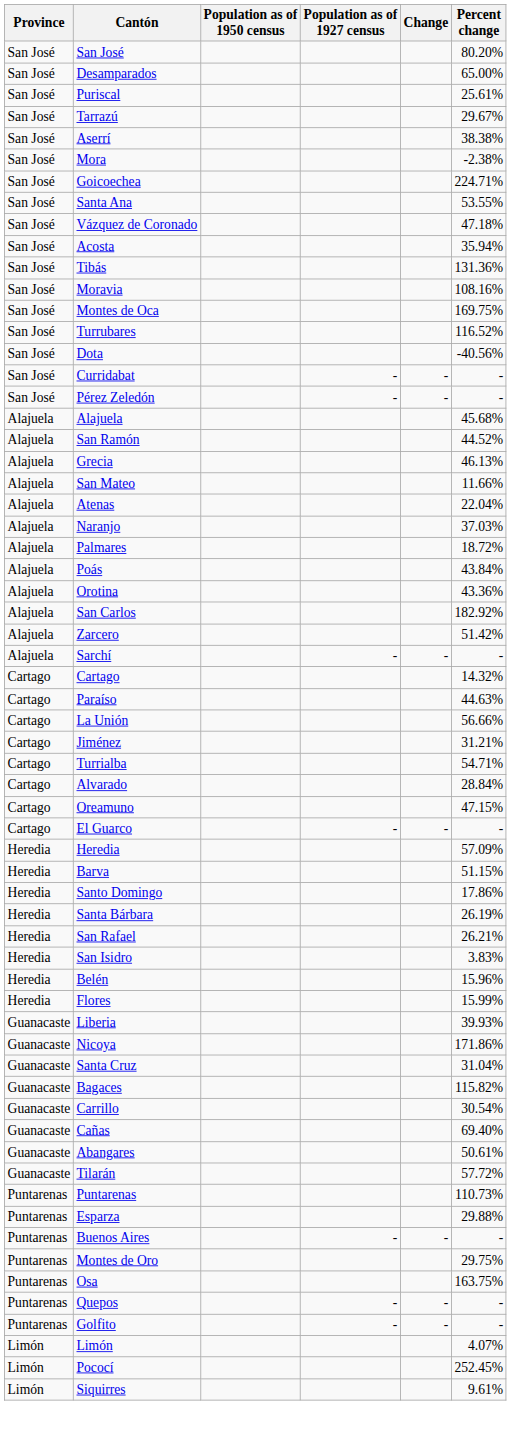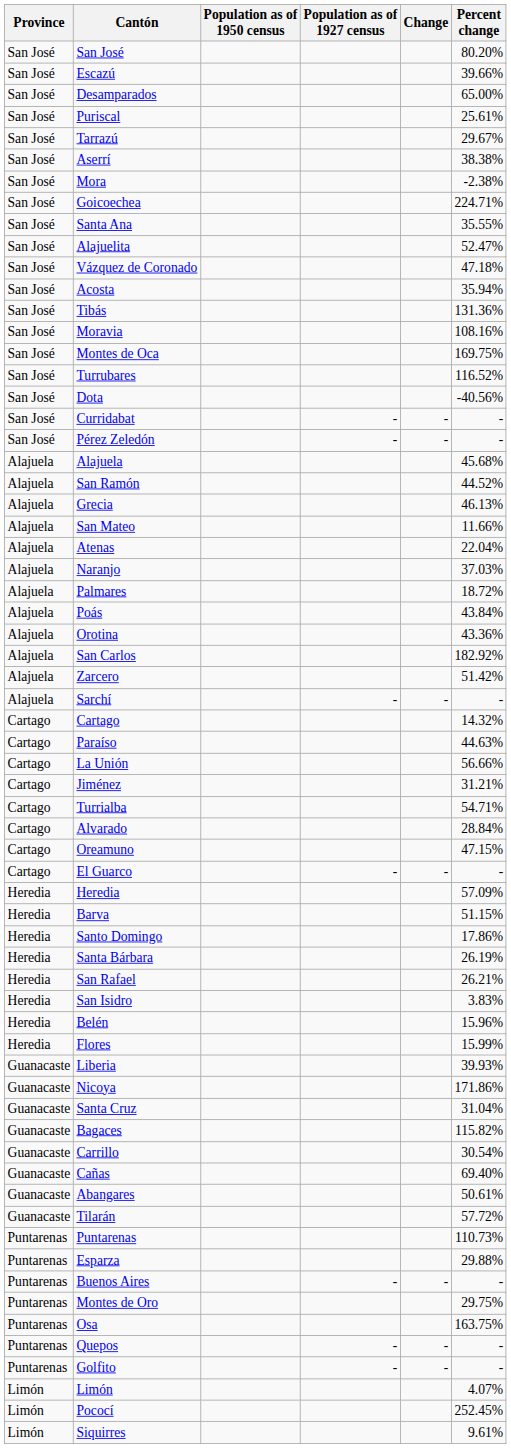+ row: (96, 73)
(482, 203) 53.55% -> (482, 224) 35.55%
+ row: (103, 246)
